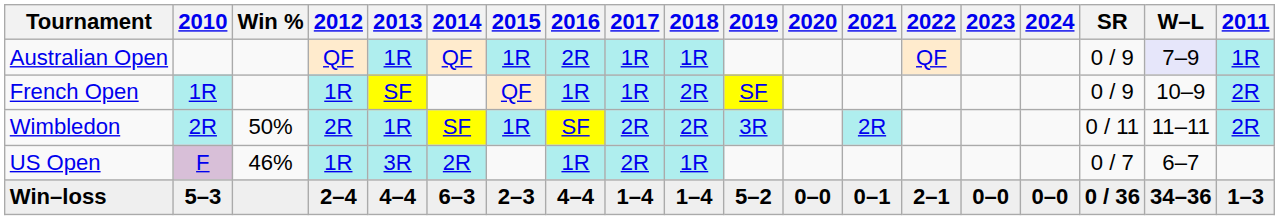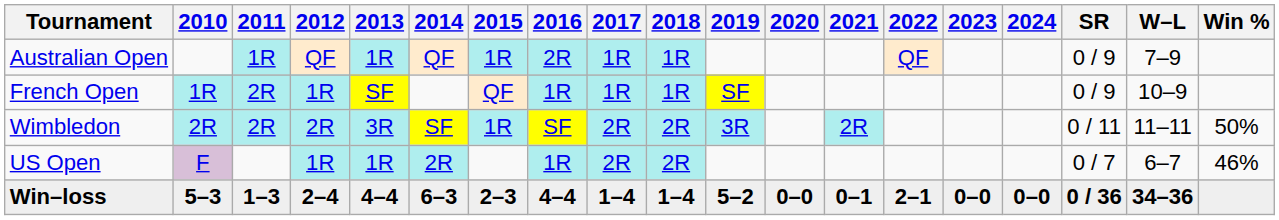columns swapped: (1246, 22) <-> (271, 22)
(1181, 57) lavender background -> (1163, 57) no background
(694, 92) 2R -> (676, 92) 1R
(398, 127) 1R -> (380, 127) 3R
(398, 162) 3R -> (380, 162) 1R
(694, 162) 1R -> (676, 162) 2R
